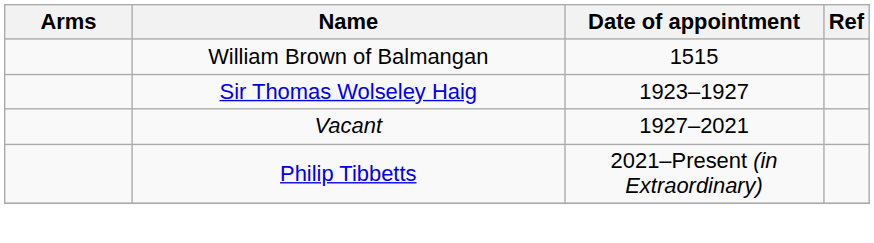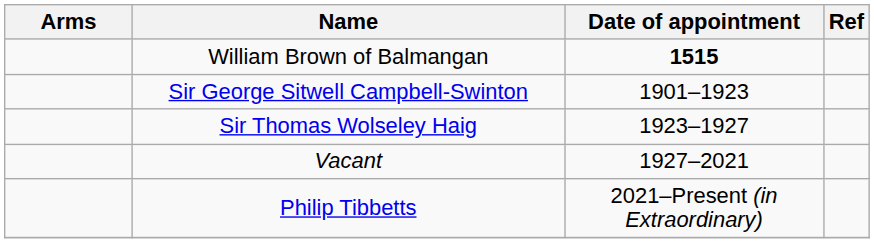(694, 56) normal -> (694, 56) bold
+ row: (348, 91)
